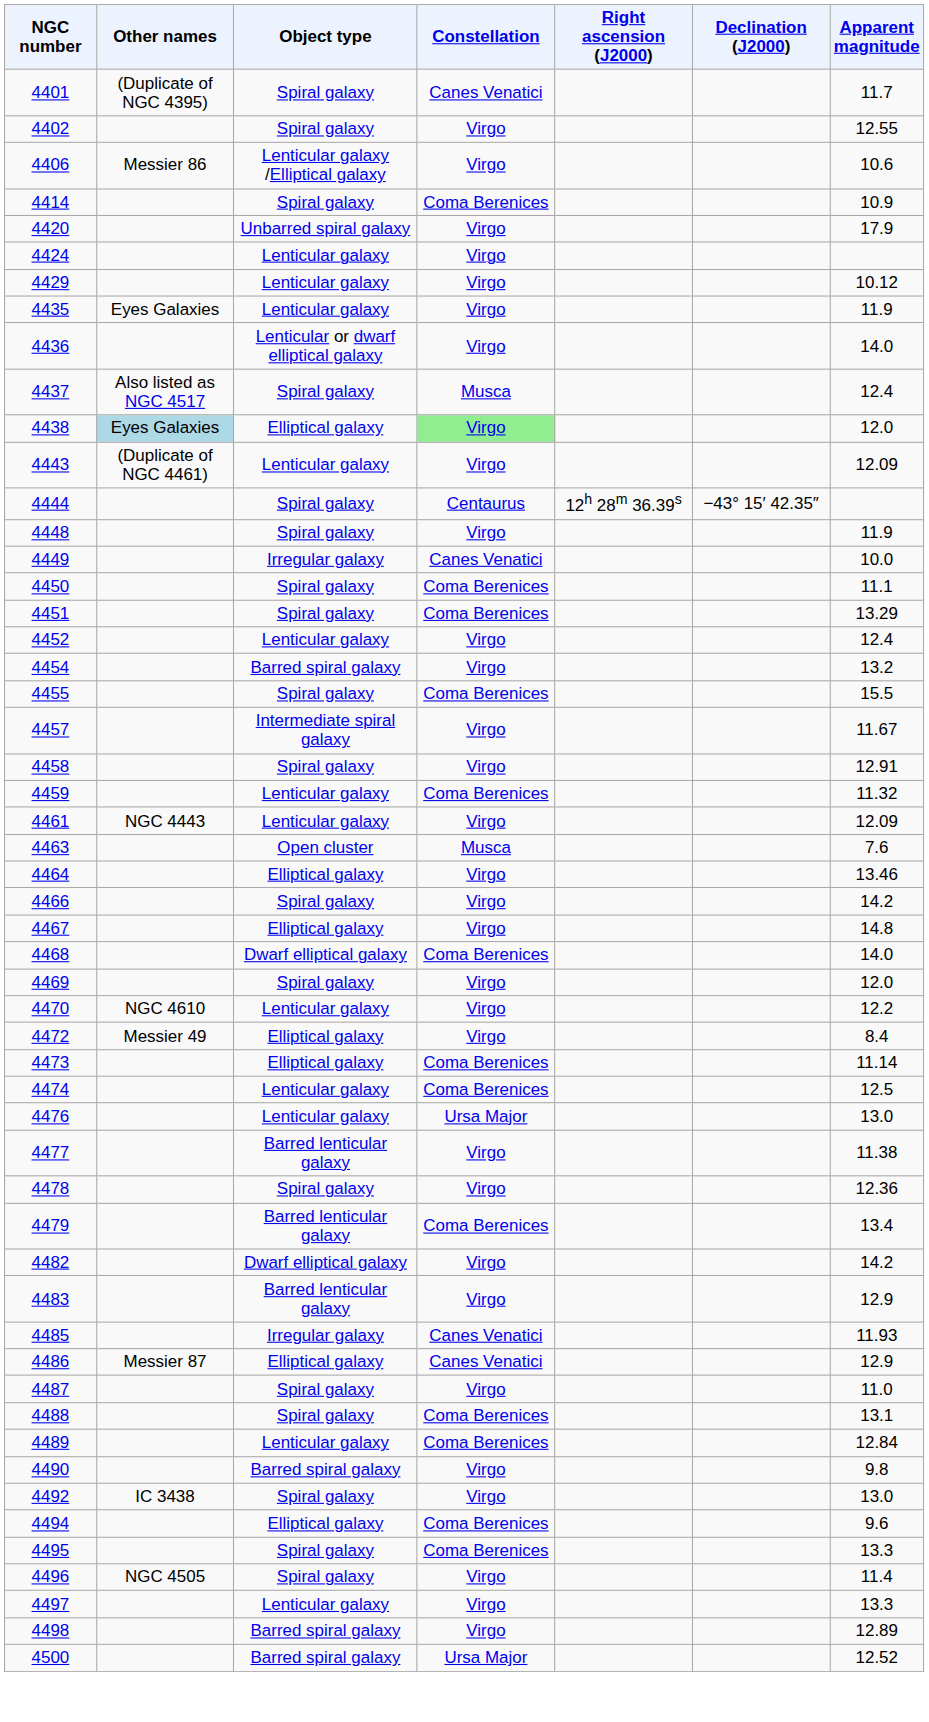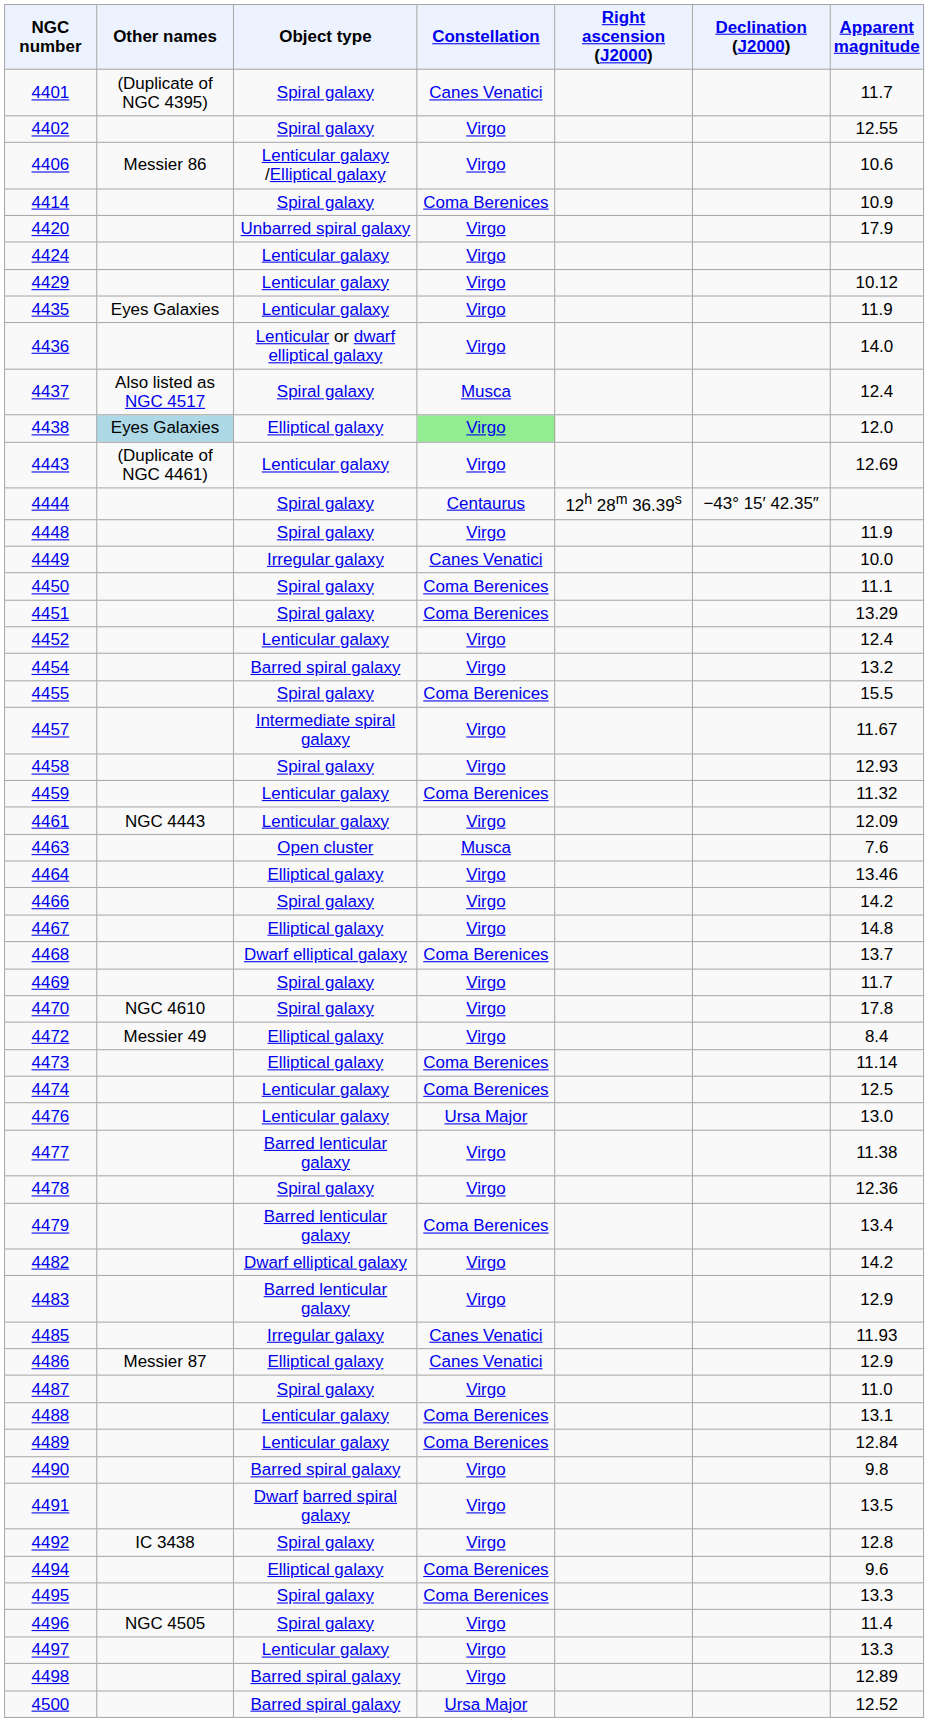(877, 464) 12.09 -> (877, 464) 12.69
(877, 766) 12.91 -> (877, 766) 12.93
(877, 955) 14.0 -> (877, 955) 13.7
(877, 982) 12.0 -> (877, 982) 11.7
(325, 1008) Lenticular galaxy -> (325, 1008) Spiral galaxy
(877, 1008) 12.2 -> (877, 1008) 17.8
(325, 1415) Spiral galaxy -> (325, 1415) Lenticular galaxy
+ row: (50, 1506)
(877, 1496) 13.0 -> (877, 1542) 12.8
